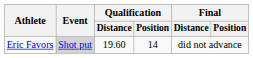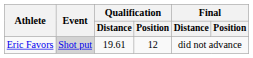(114, 45) 19.60 -> (114, 45) 19.61
(153, 45) 14 -> (153, 45) 12
